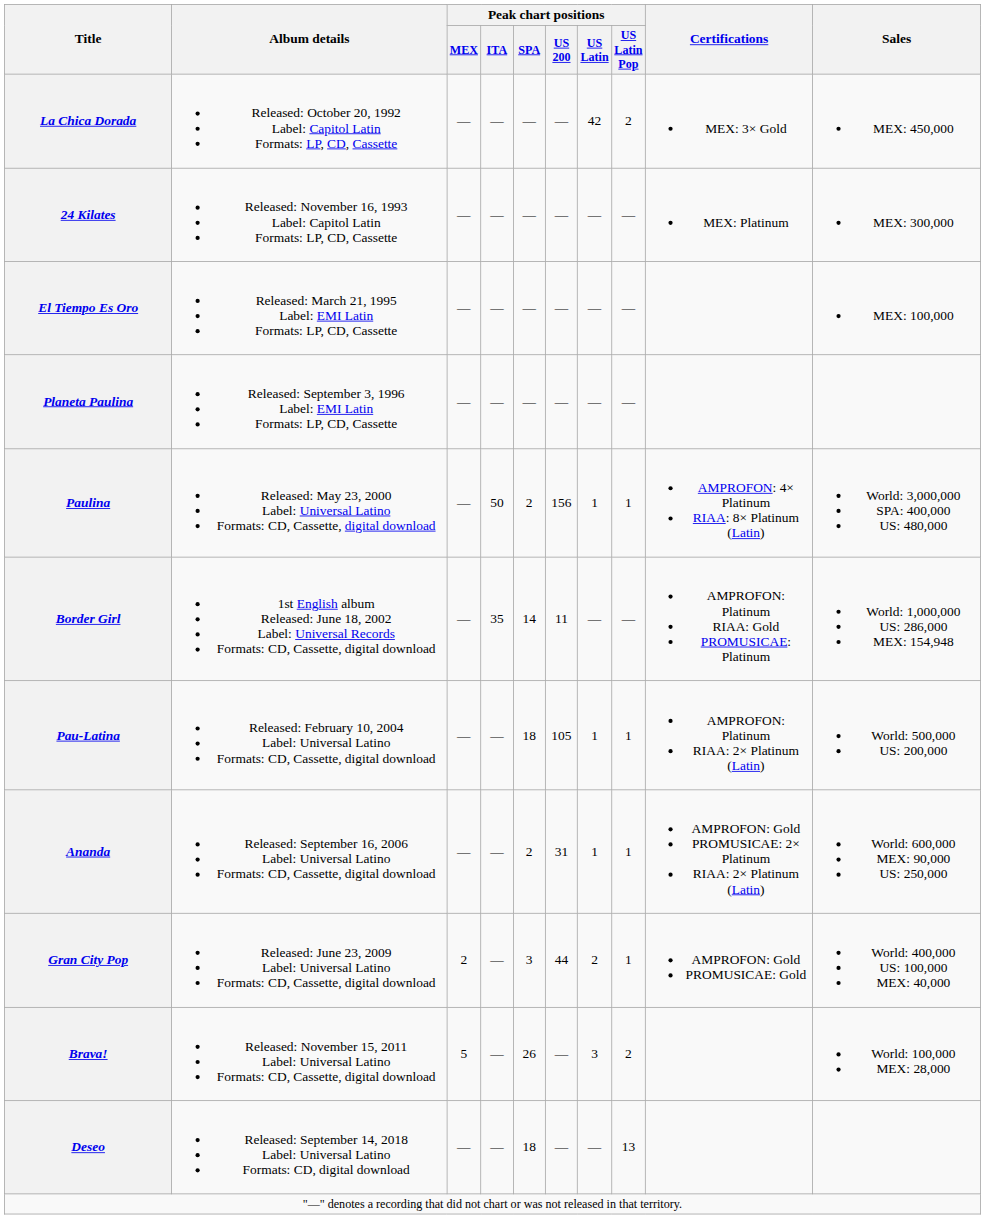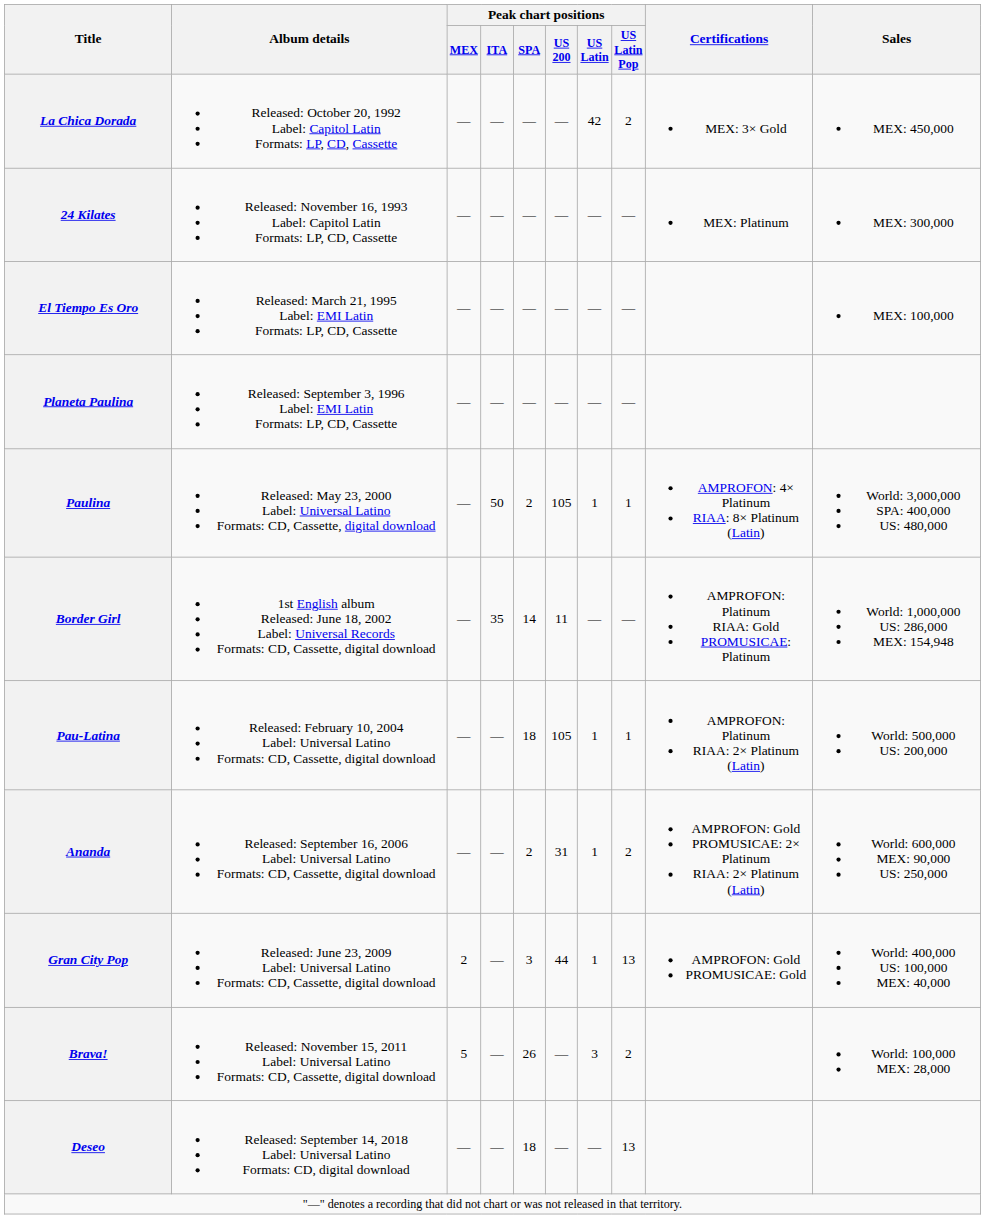(561, 502) 156 -> (561, 502) 105
(628, 851) 1 -> (628, 851) 2
(595, 960) 2 -> (595, 960) 1
(628, 960) 1 -> (628, 960) 13
